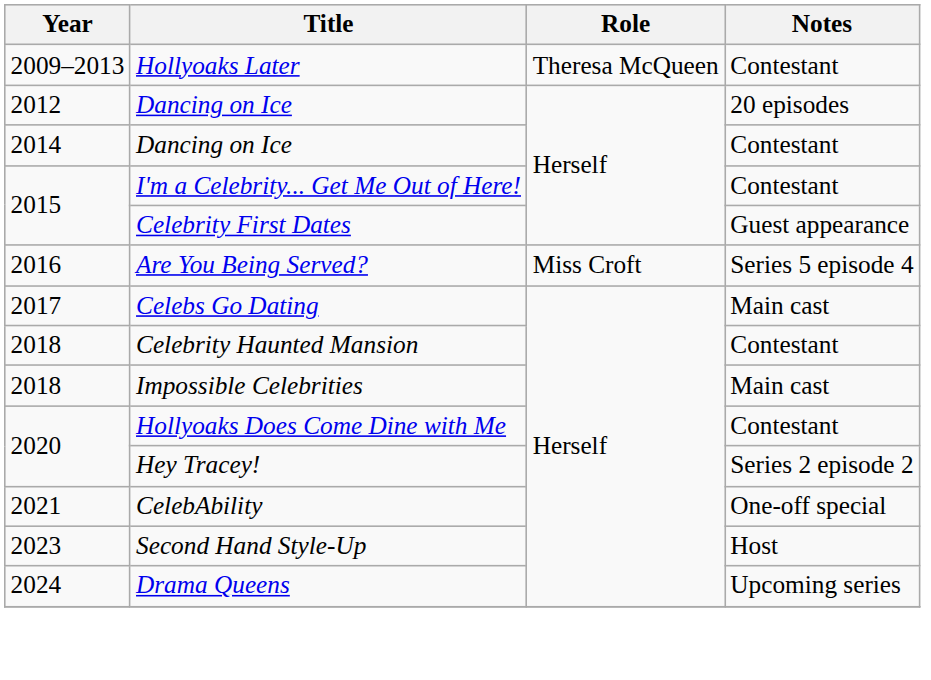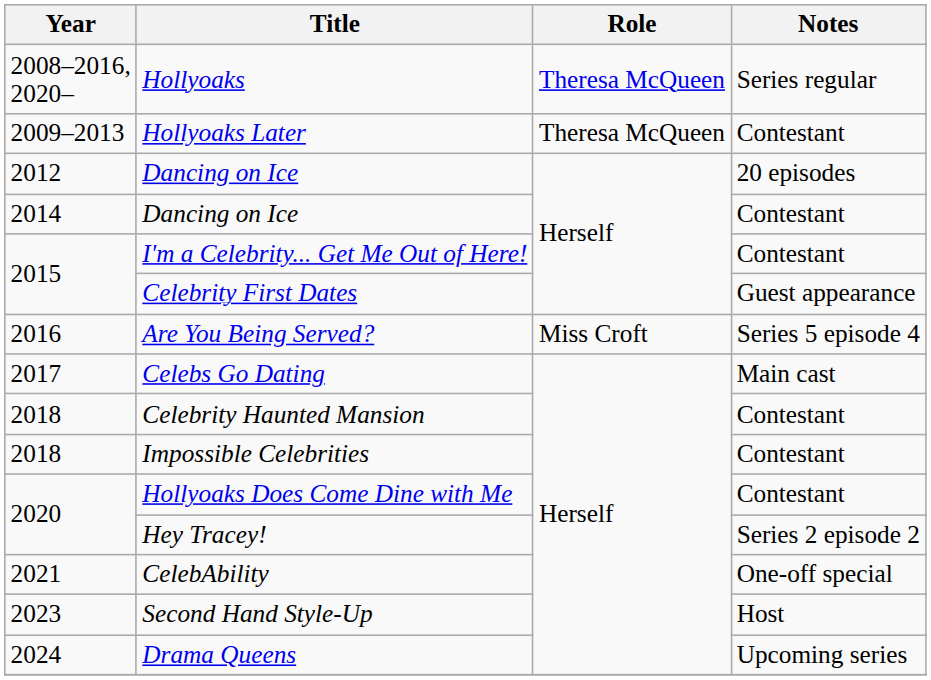+ row: (71, 78)
(780, 385) Main cast -> (791, 453) Contestant
